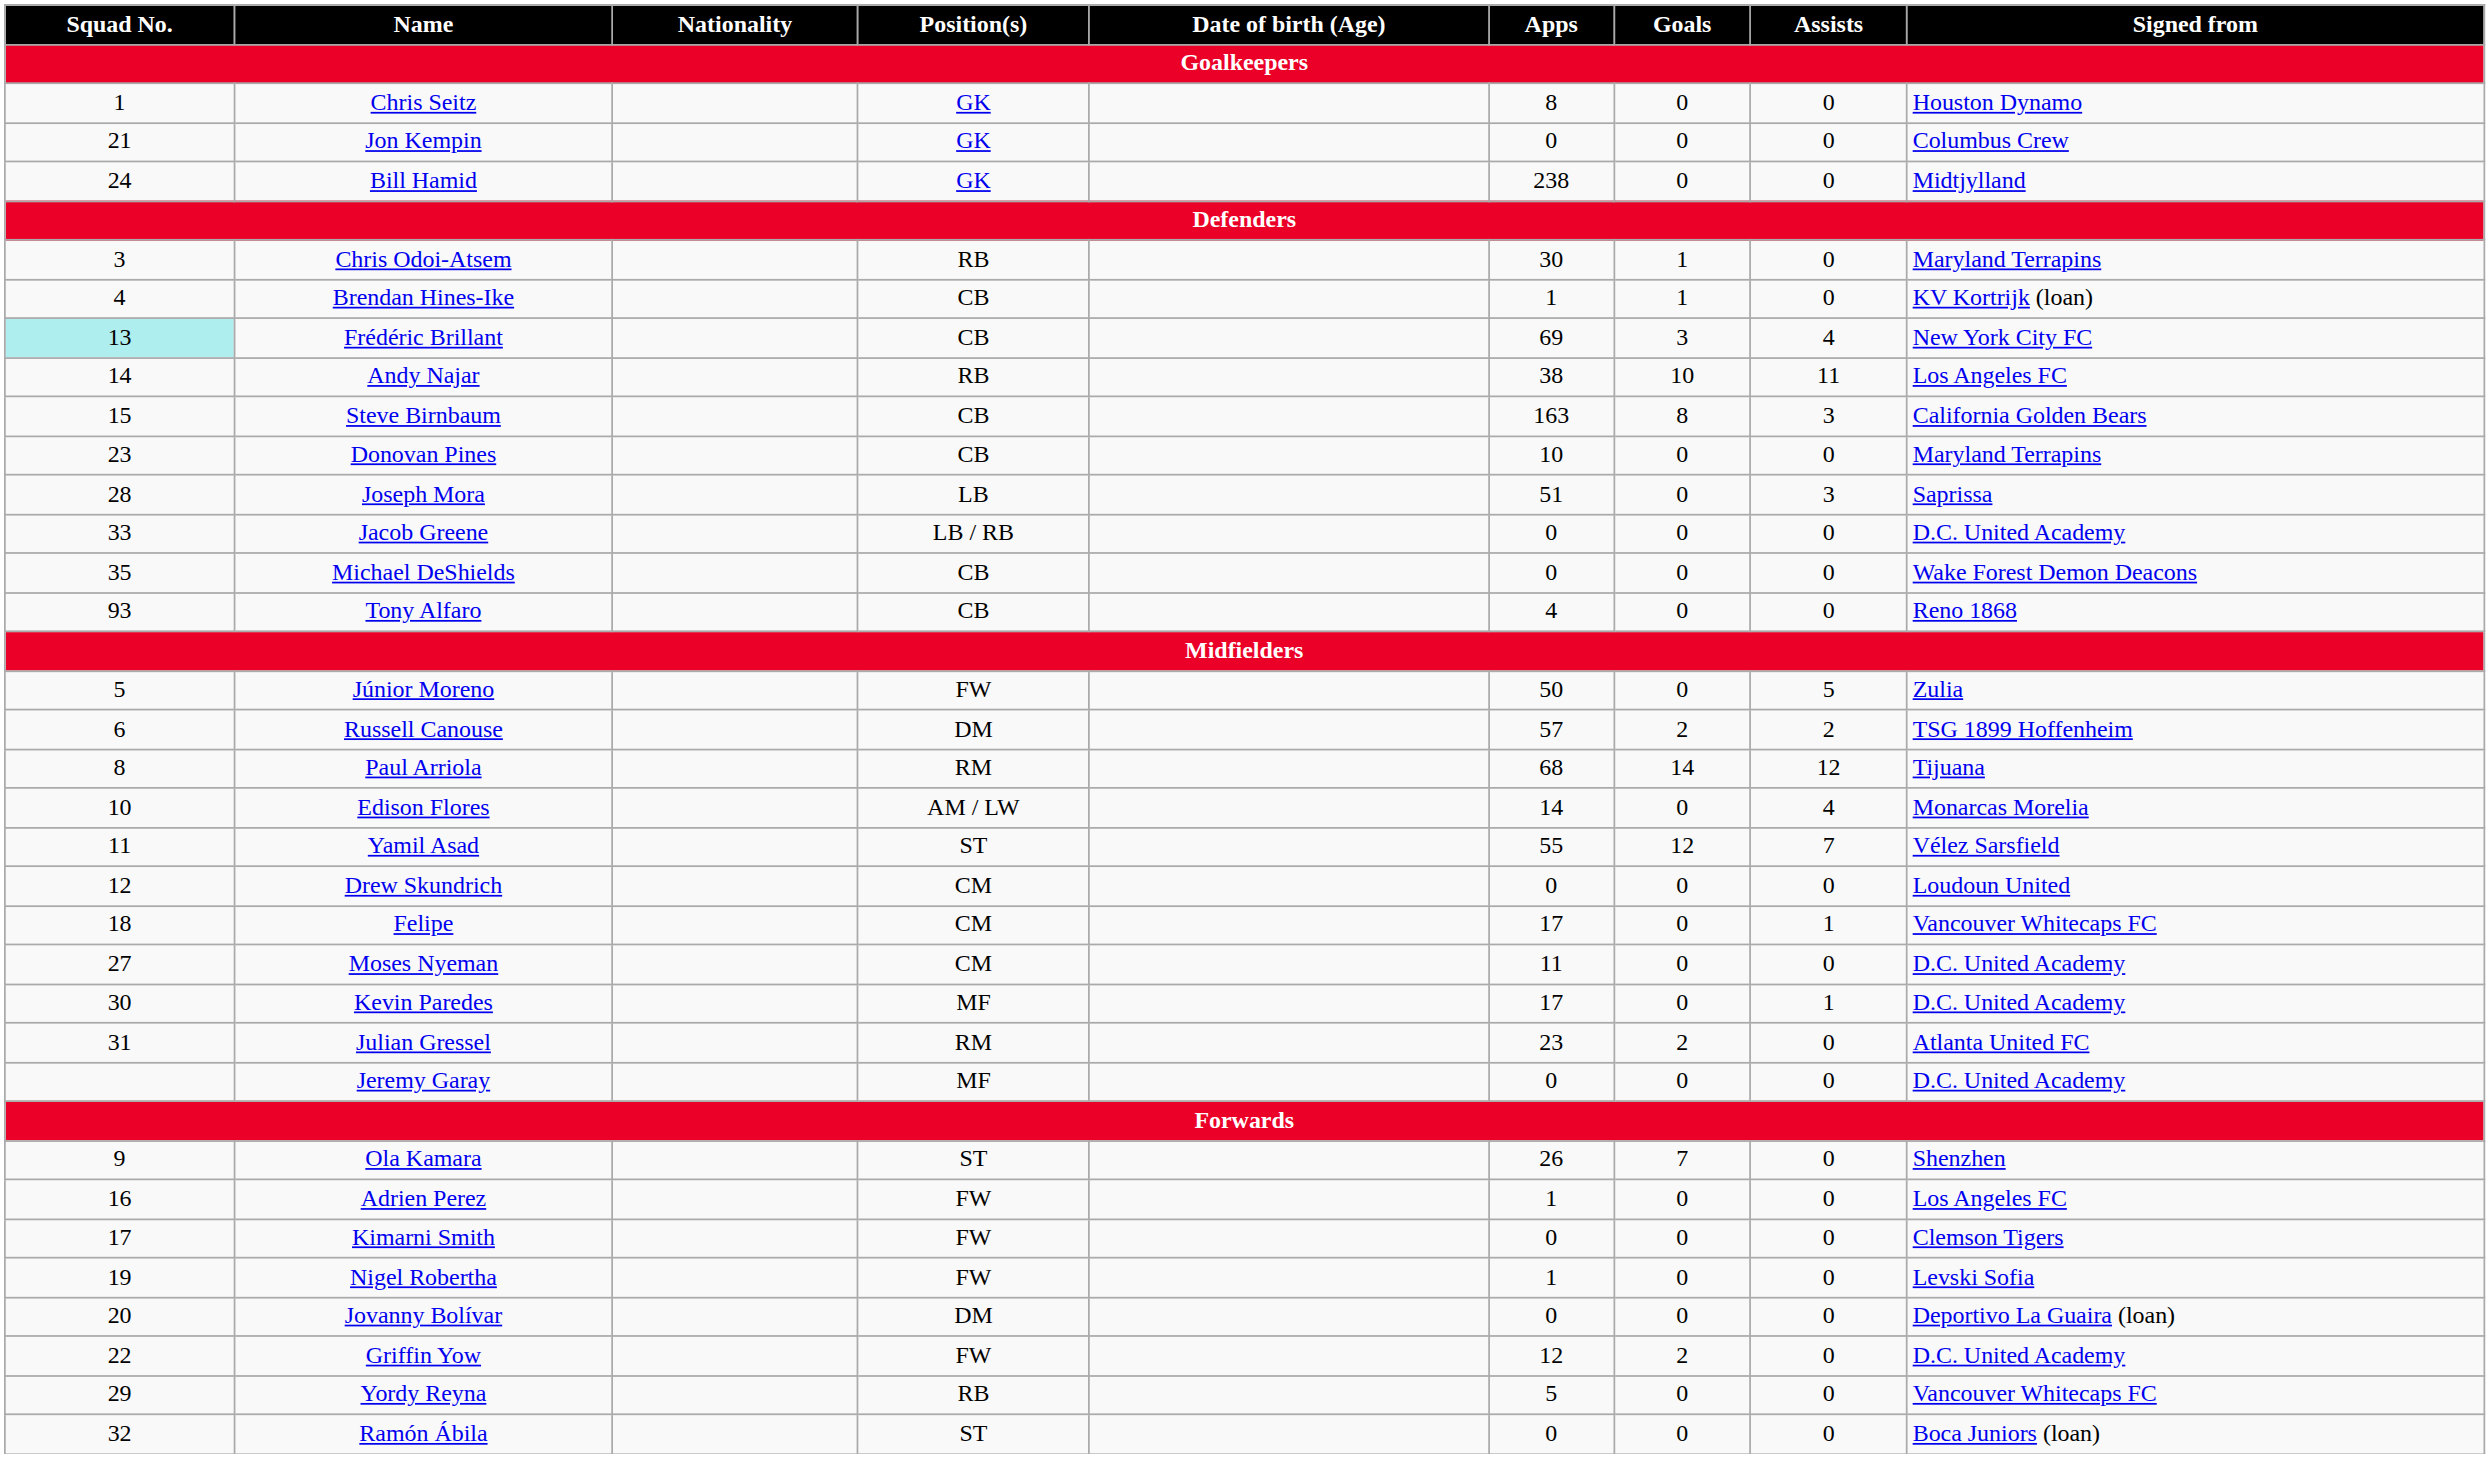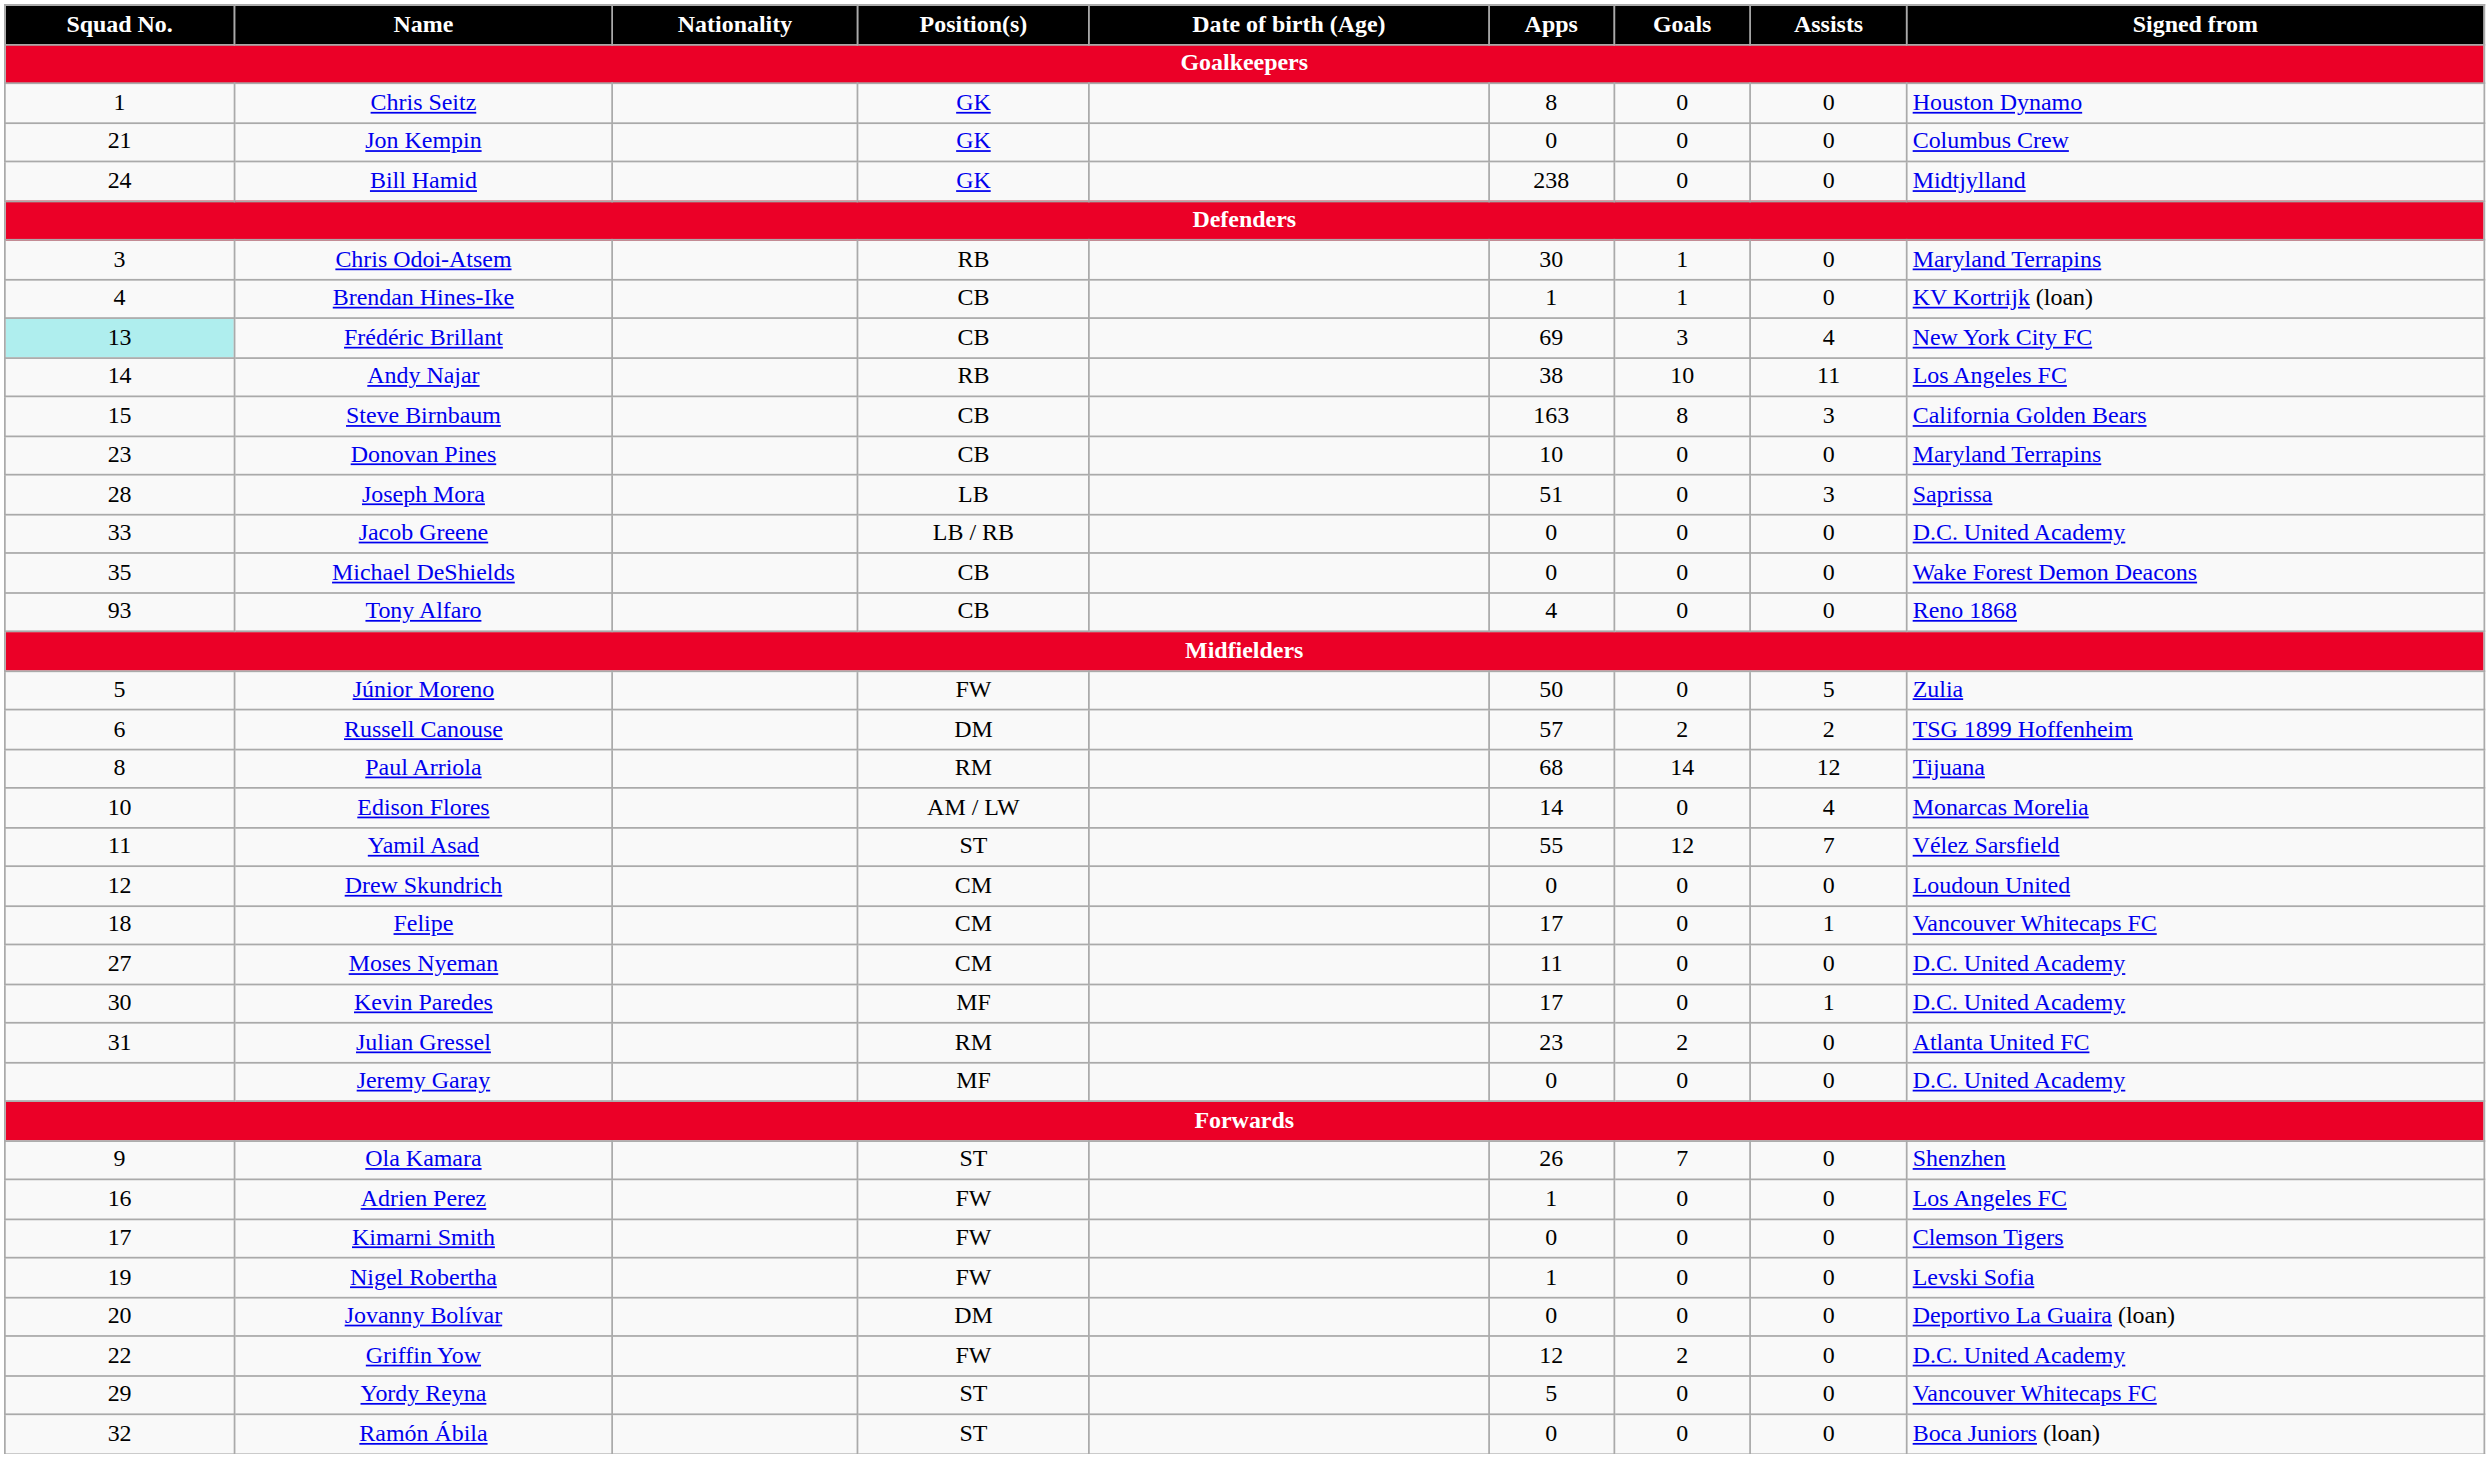(973, 1394) RB -> (973, 1394) ST
